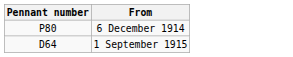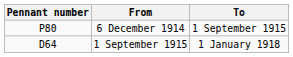+ column: (239, 12)
